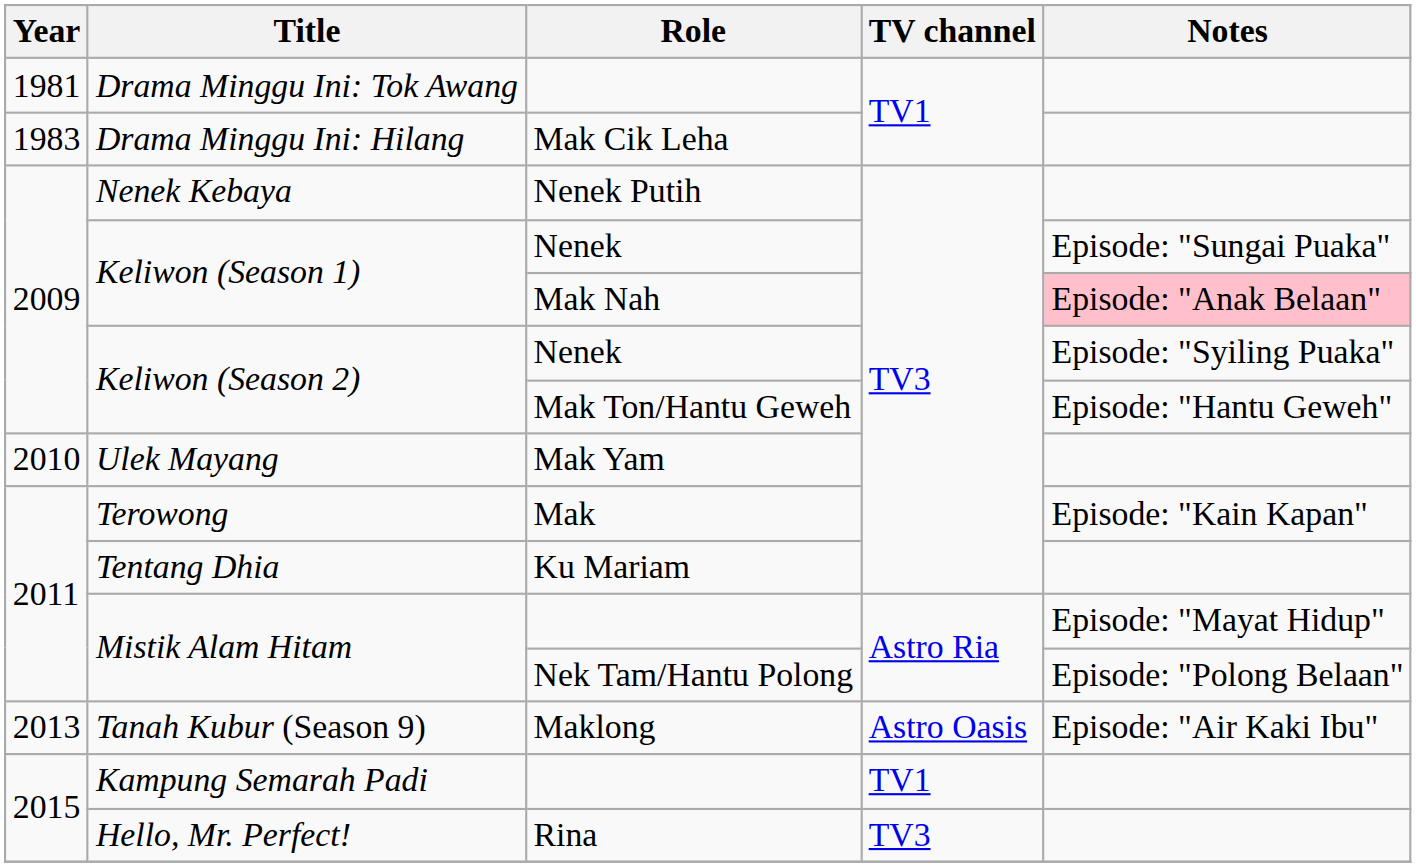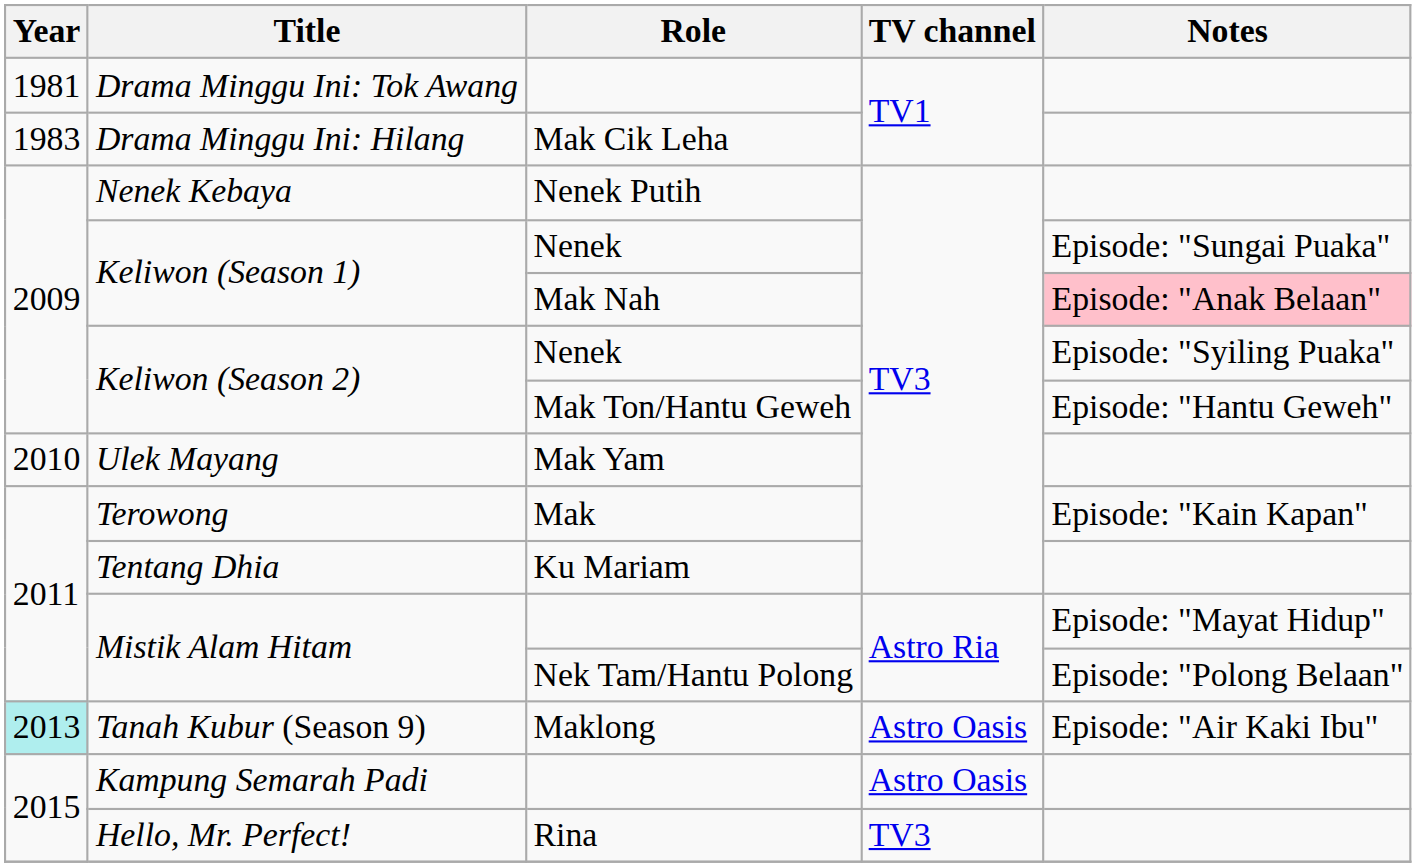(47, 727) no background -> (47, 727) paleturquoise background
(900, 780) TV1 -> (948, 780) Astro Oasis
